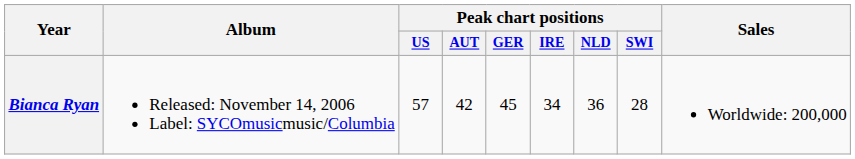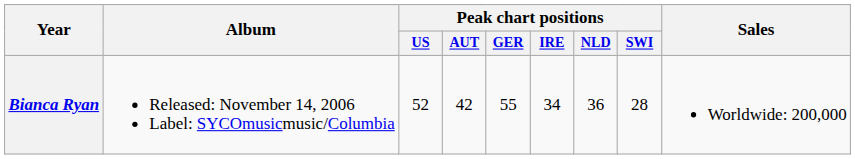(421, 104) 57 -> (421, 104) 52
(508, 104) 45 -> (508, 104) 55
